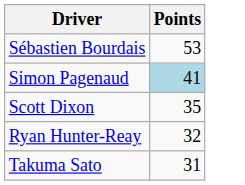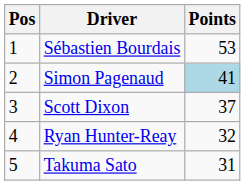+ column: (22, 19)
(192, 107) 35 -> (227, 107) 37
